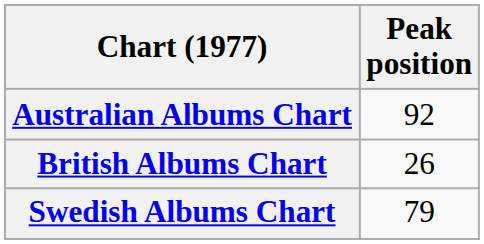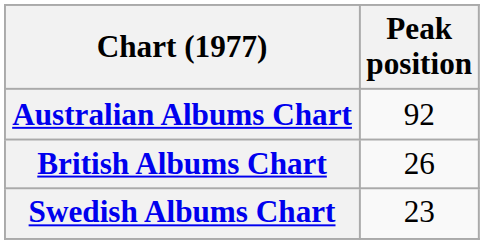(419, 212) 79 -> (419, 212) 23
